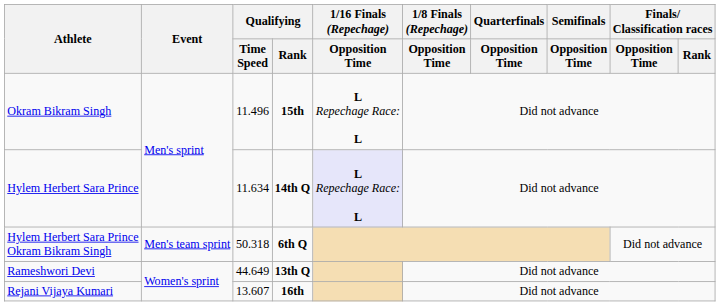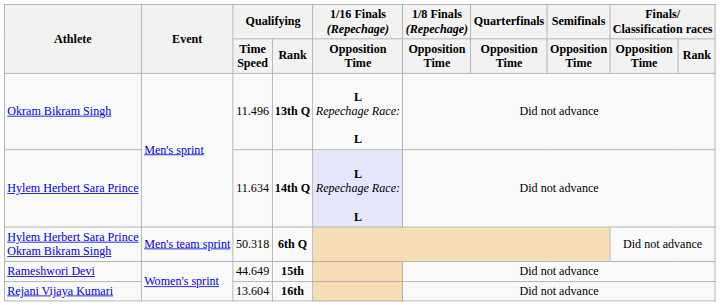(293, 111) 15th -> (293, 111) 13th Q
(293, 271) 13th Q -> (293, 271) 15th
(253, 291) 13.607 -> (253, 291) 13.604
